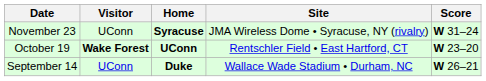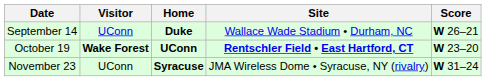rows swapped: (42, 66) <-> (42, 31)
(319, 48) normal -> (319, 48) bold
